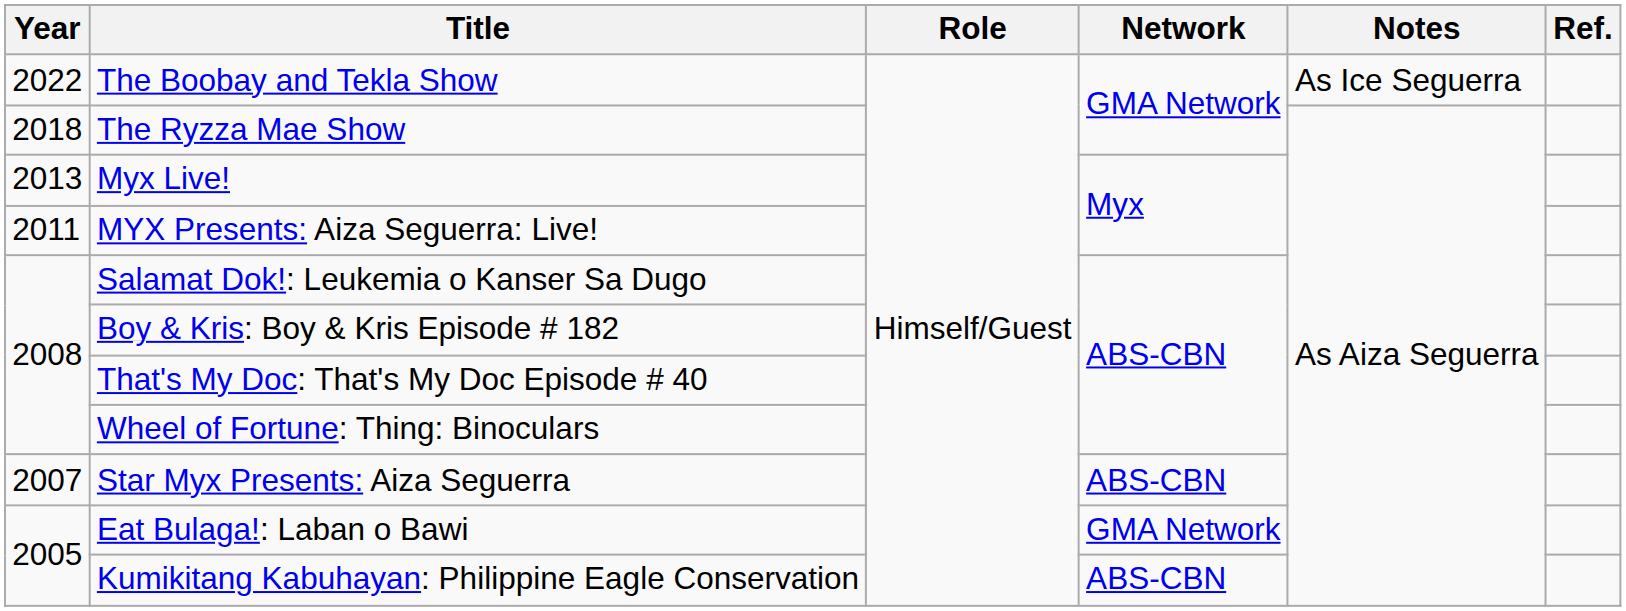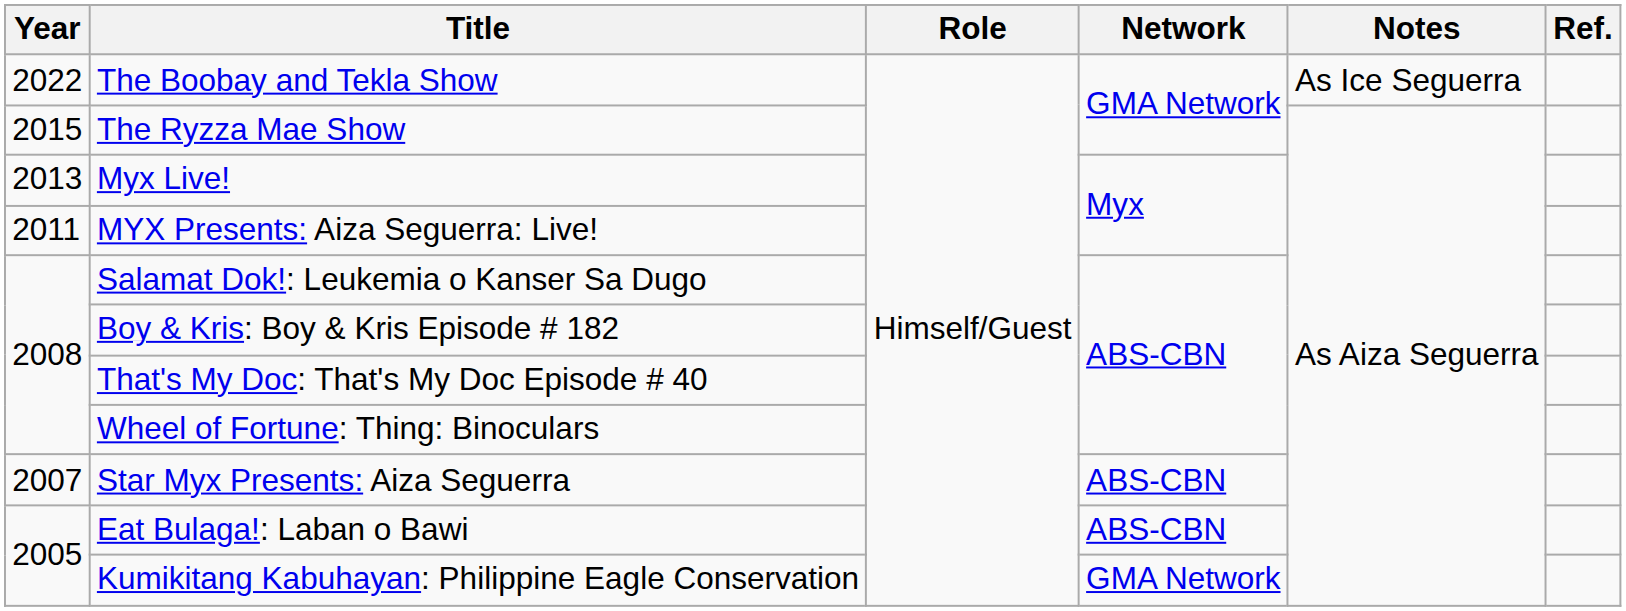(47, 129) 2018 -> (47, 129) 2015
(1183, 529) GMA Network -> (1156, 529) ABS-CBN
(1156, 579) ABS-CBN -> (1183, 579) GMA Network
